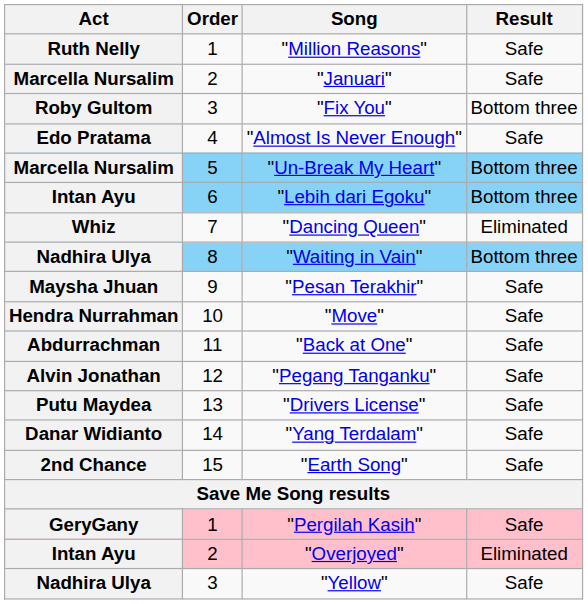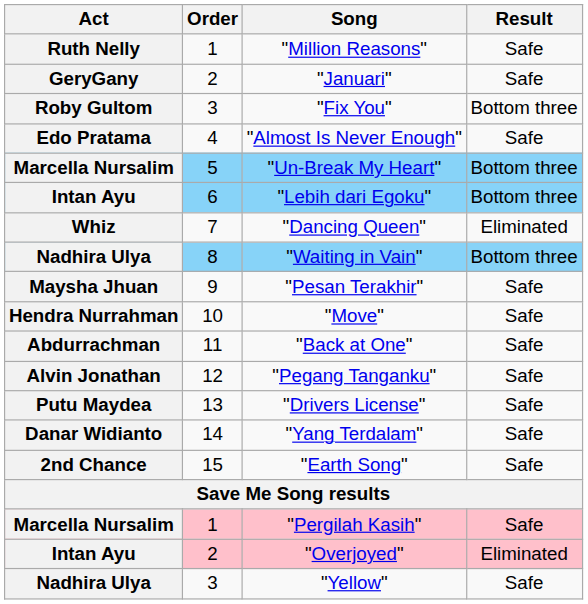(94, 78) Marcella Nursalim -> (94, 78) GeryGany
(94, 524) GeryGany -> (94, 524) Marcella Nursalim
